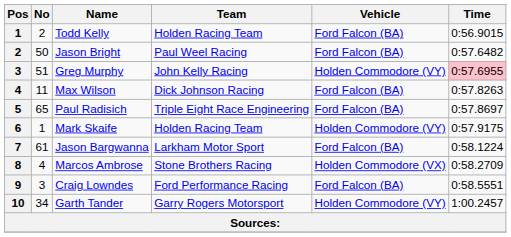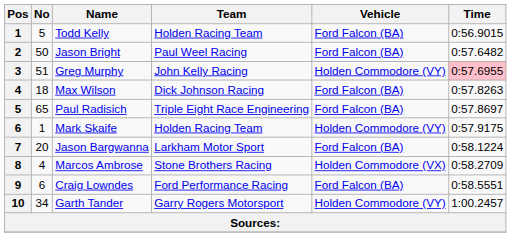(42, 33) 2 -> (42, 33) 5
(42, 90) 11 -> (42, 90) 18
(42, 146) 61 -> (42, 146) 20
(42, 184) 3 -> (42, 184) 6
